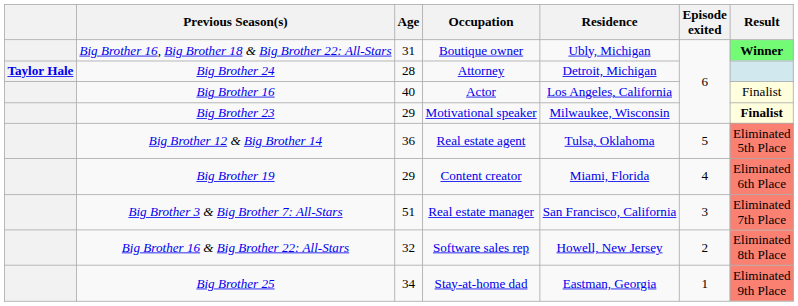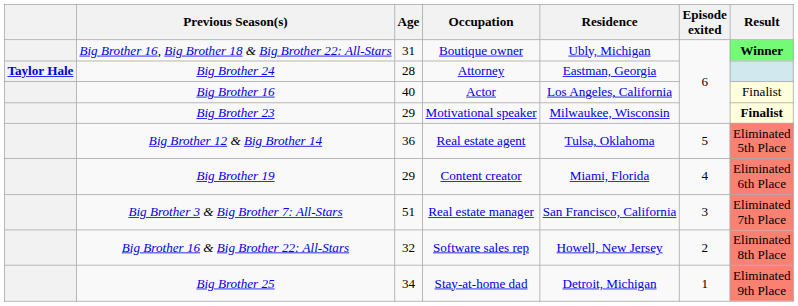(610, 71) Detroit, Michigan -> (610, 71) Eastman, Georgia
(610, 283) Eastman, Georgia -> (610, 283) Detroit, Michigan
